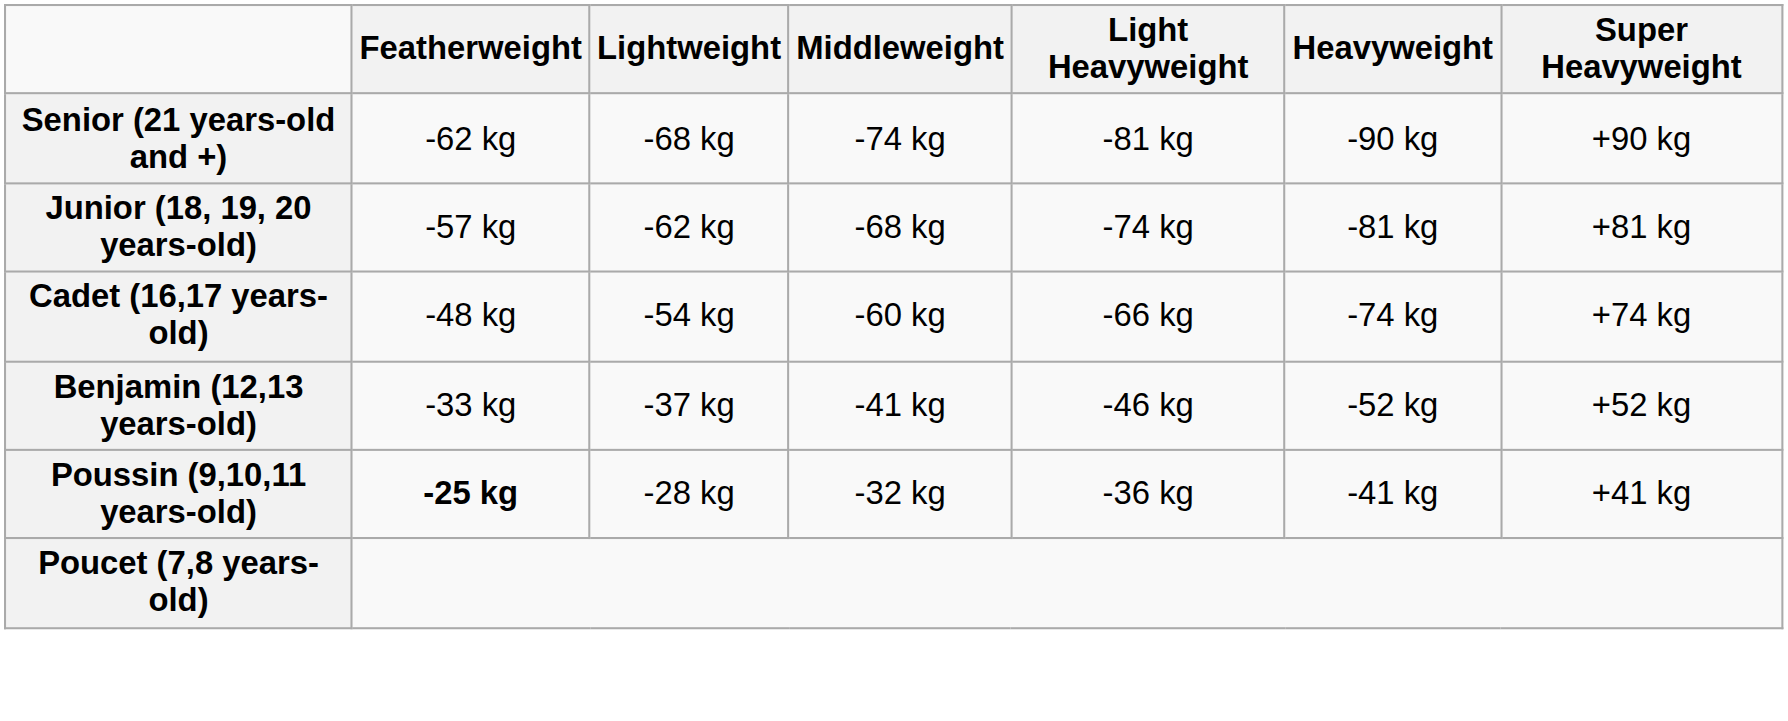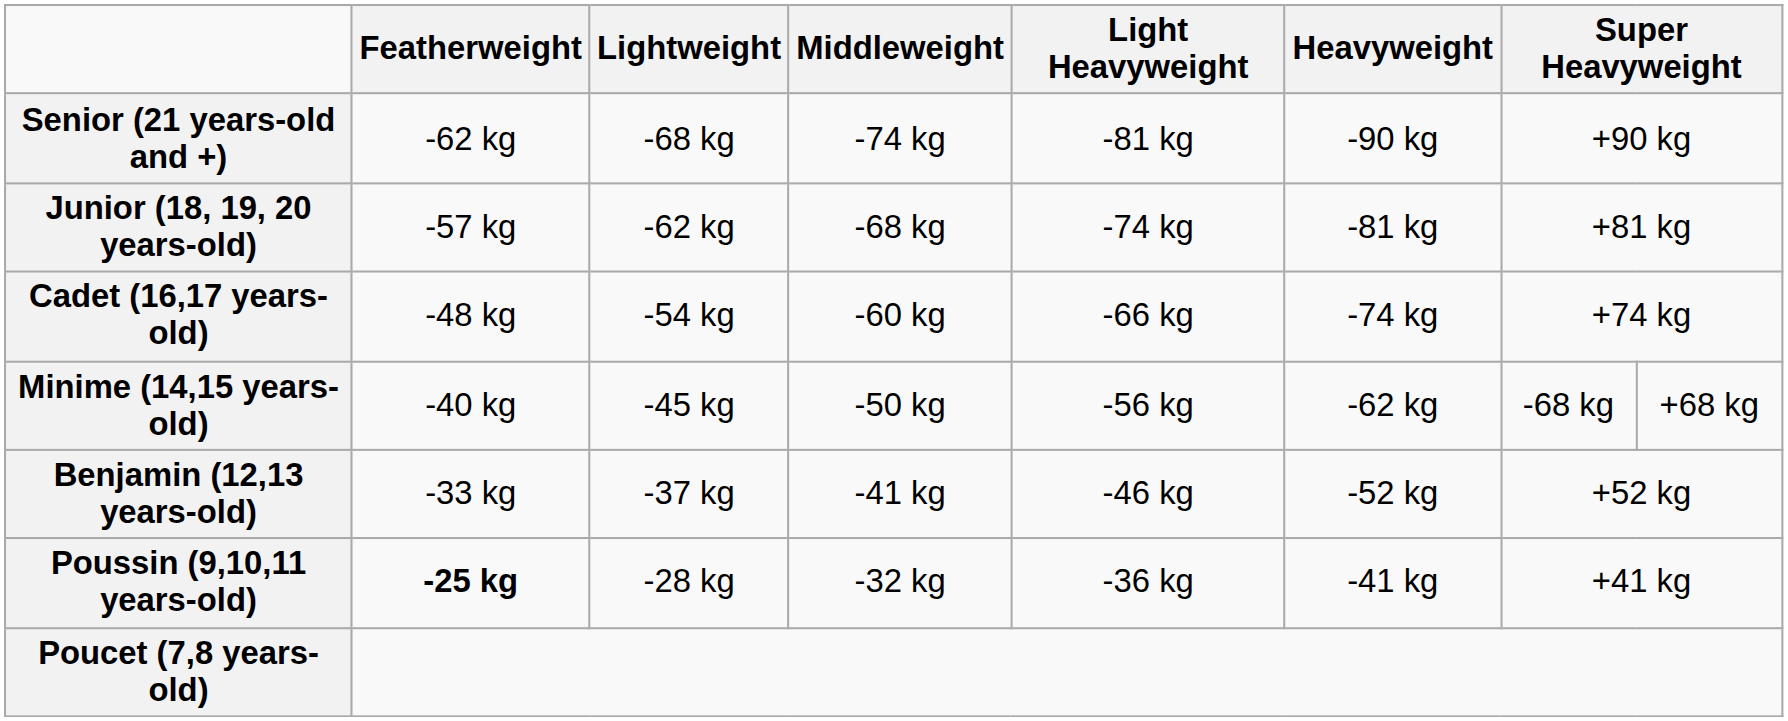+ row: (179, 404)
